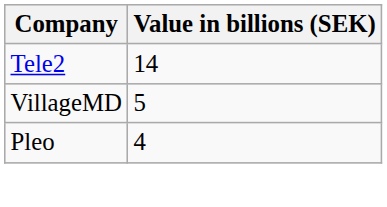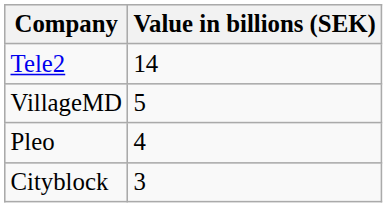+ row: (59, 181)
